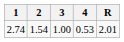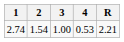(108, 29) 2.01 -> (108, 29) 2.21
